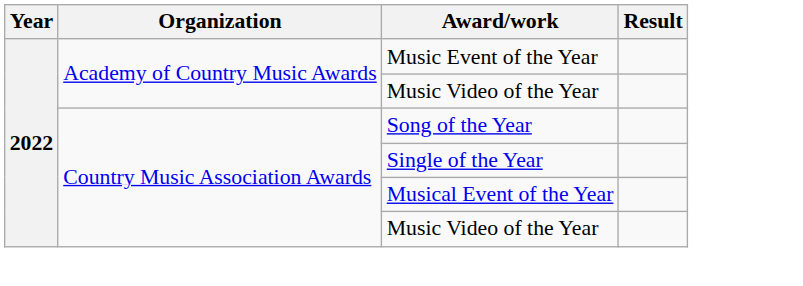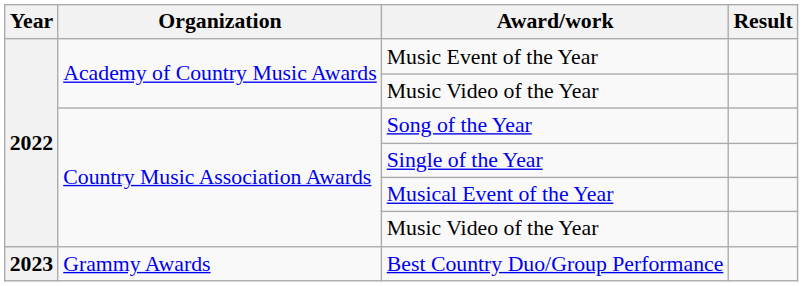+ row: (137, 263)
